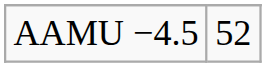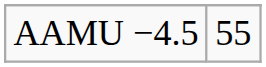(233, 33) 52 -> (233, 33) 55
